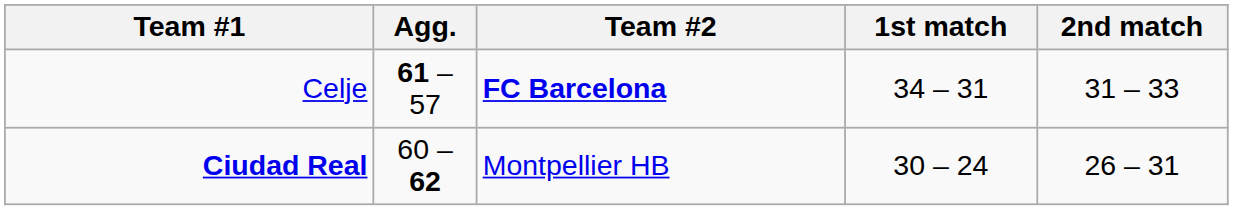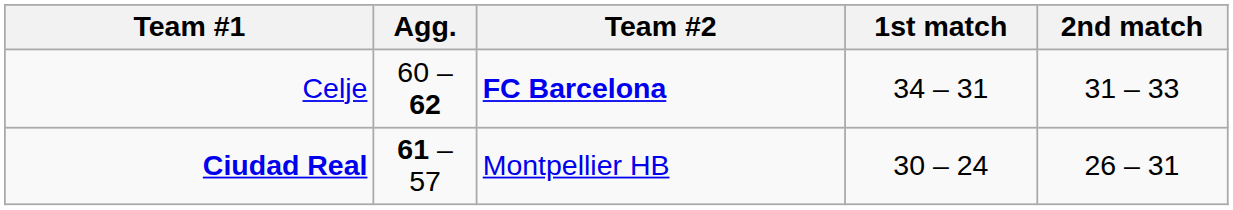(425, 88) 61 – 57 -> (425, 88) 60 – 62
(425, 165) 60 – 62 -> (425, 165) 61 – 57
